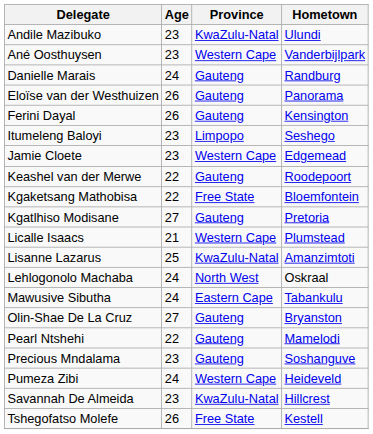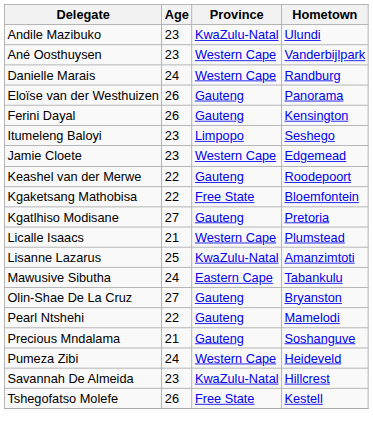(219, 75) Gauteng -> (236, 75) Western Cape
- row: (70, 277)
(172, 358) 23 -> (172, 338) 21
